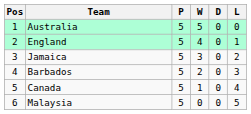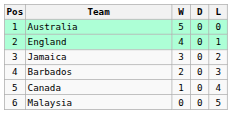- column: (181, 12)
